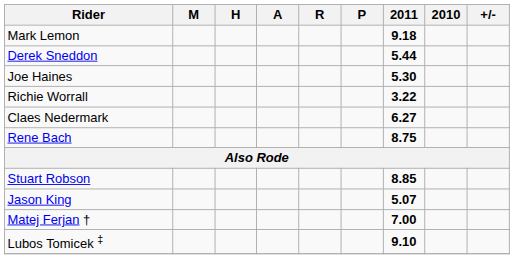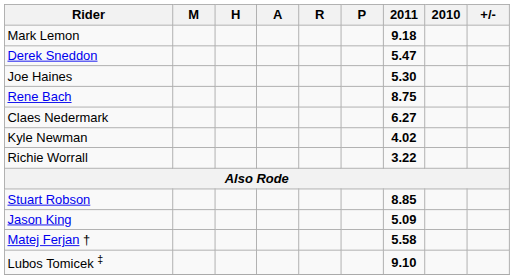(404, 56) 5.44 -> (404, 56) 5.47
rows swapped: (40, 138) <-> (48, 97)
+ row: (47, 138)
(404, 199) 5.07 -> (404, 220) 5.09
(404, 220) 7.00 -> (404, 240) 5.58
